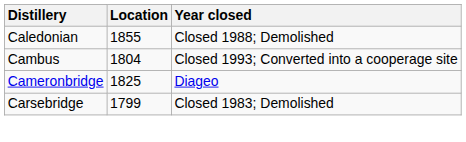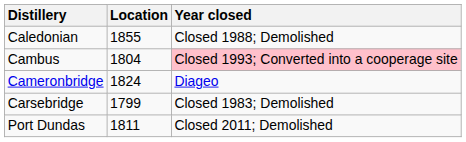(316, 59) no background -> (316, 59) pink background
(125, 81) 1825 -> (125, 81) 1824
+ row: (46, 125)
